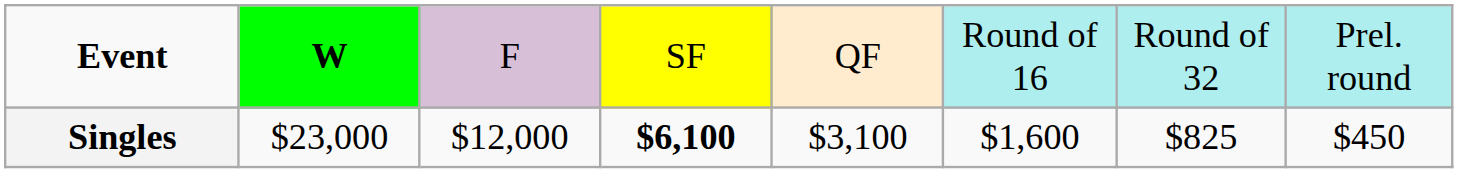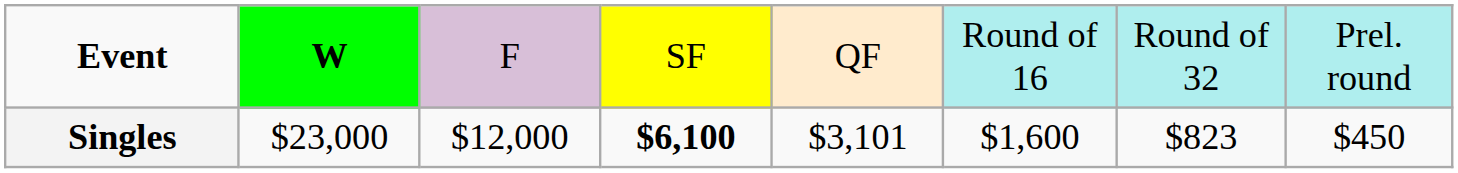(858, 137) $3,100 -> (858, 137) $3,101
(1201, 137) $825 -> (1201, 137) $823
